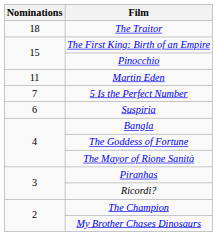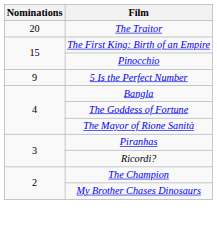(35, 28) 18 -> (35, 28) 20
- row: (139, 77)
(35, 93) 7 -> (35, 77) 9
- row: (139, 110)
